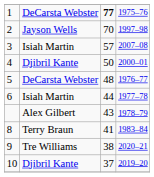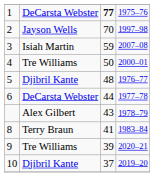(108, 46) 57 -> (108, 46) 59
(50, 63) Djibril Kante -> (50, 63) Tre Williams
(60, 79) DeCarsta Webster -> (50, 79) Djibril Kante
(48, 96) Isiah Martin -> (60, 96) DeCarsta Webster
(108, 146) 38 -> (108, 146) 39
